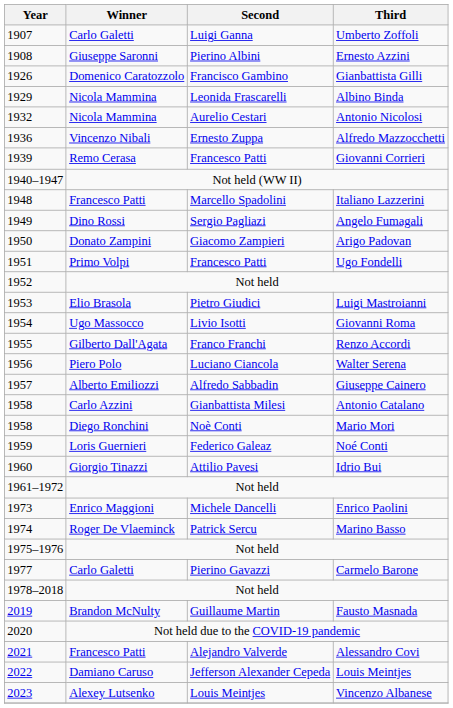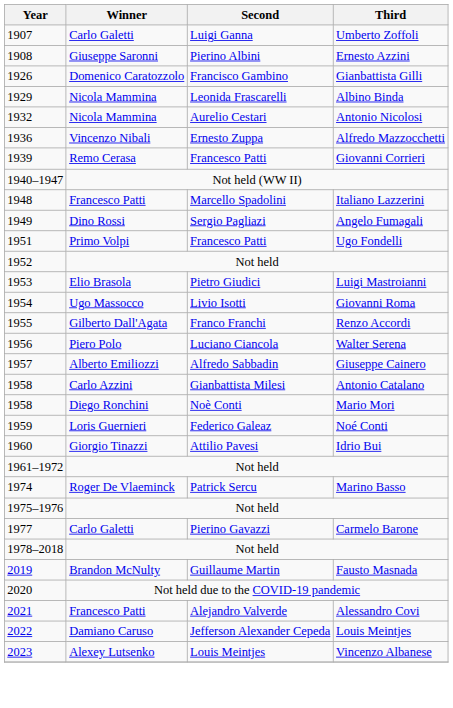- row: (20, 241)
- row: (20, 508)
